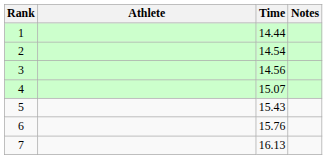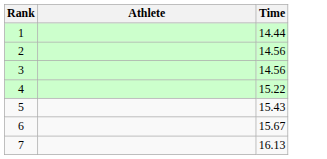- column: (305, 13)
(272, 51) 14.54 -> (272, 51) 14.56
(272, 88) 15.07 -> (272, 88) 15.22
(272, 126) 15.76 -> (272, 126) 15.67
